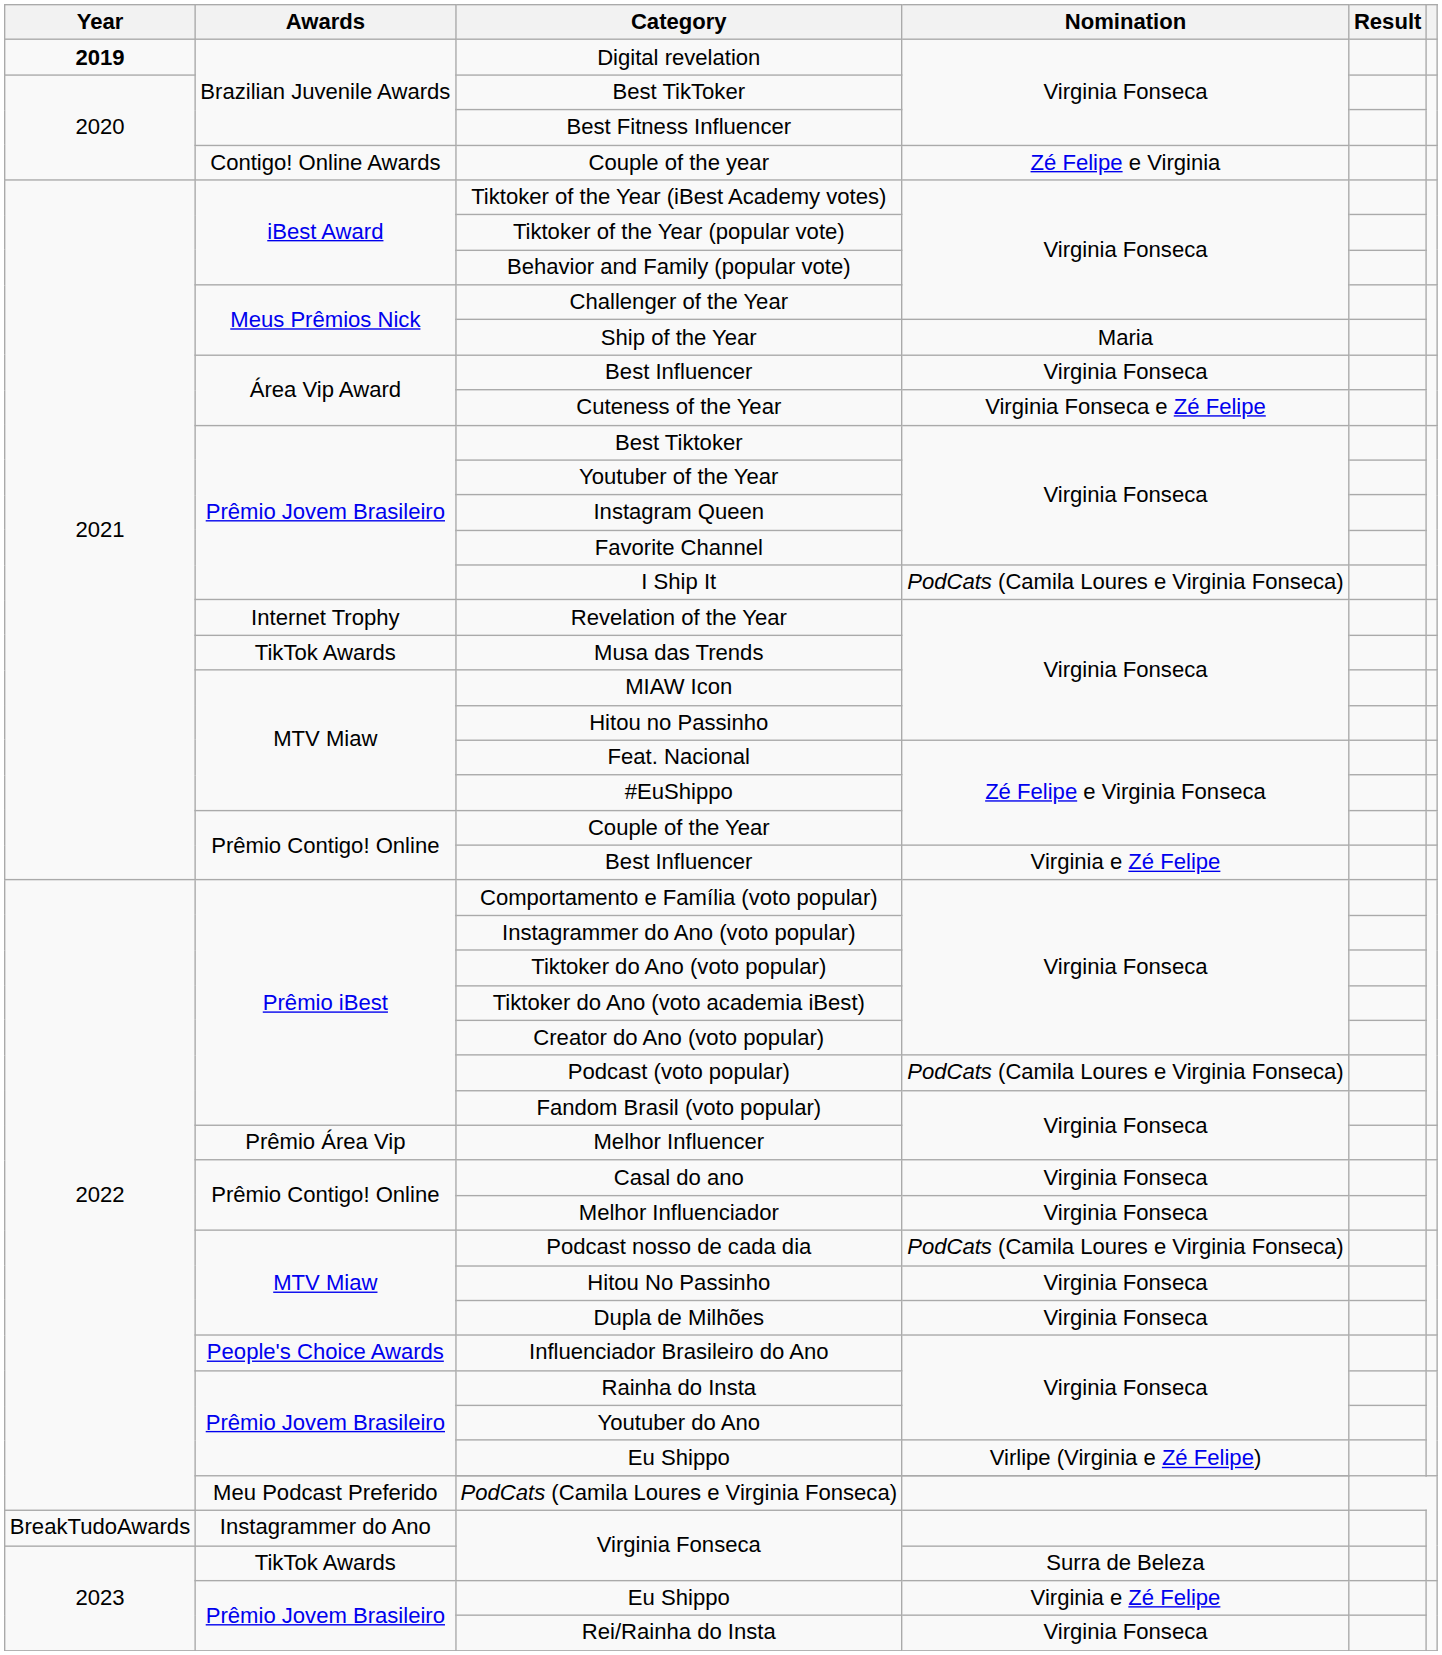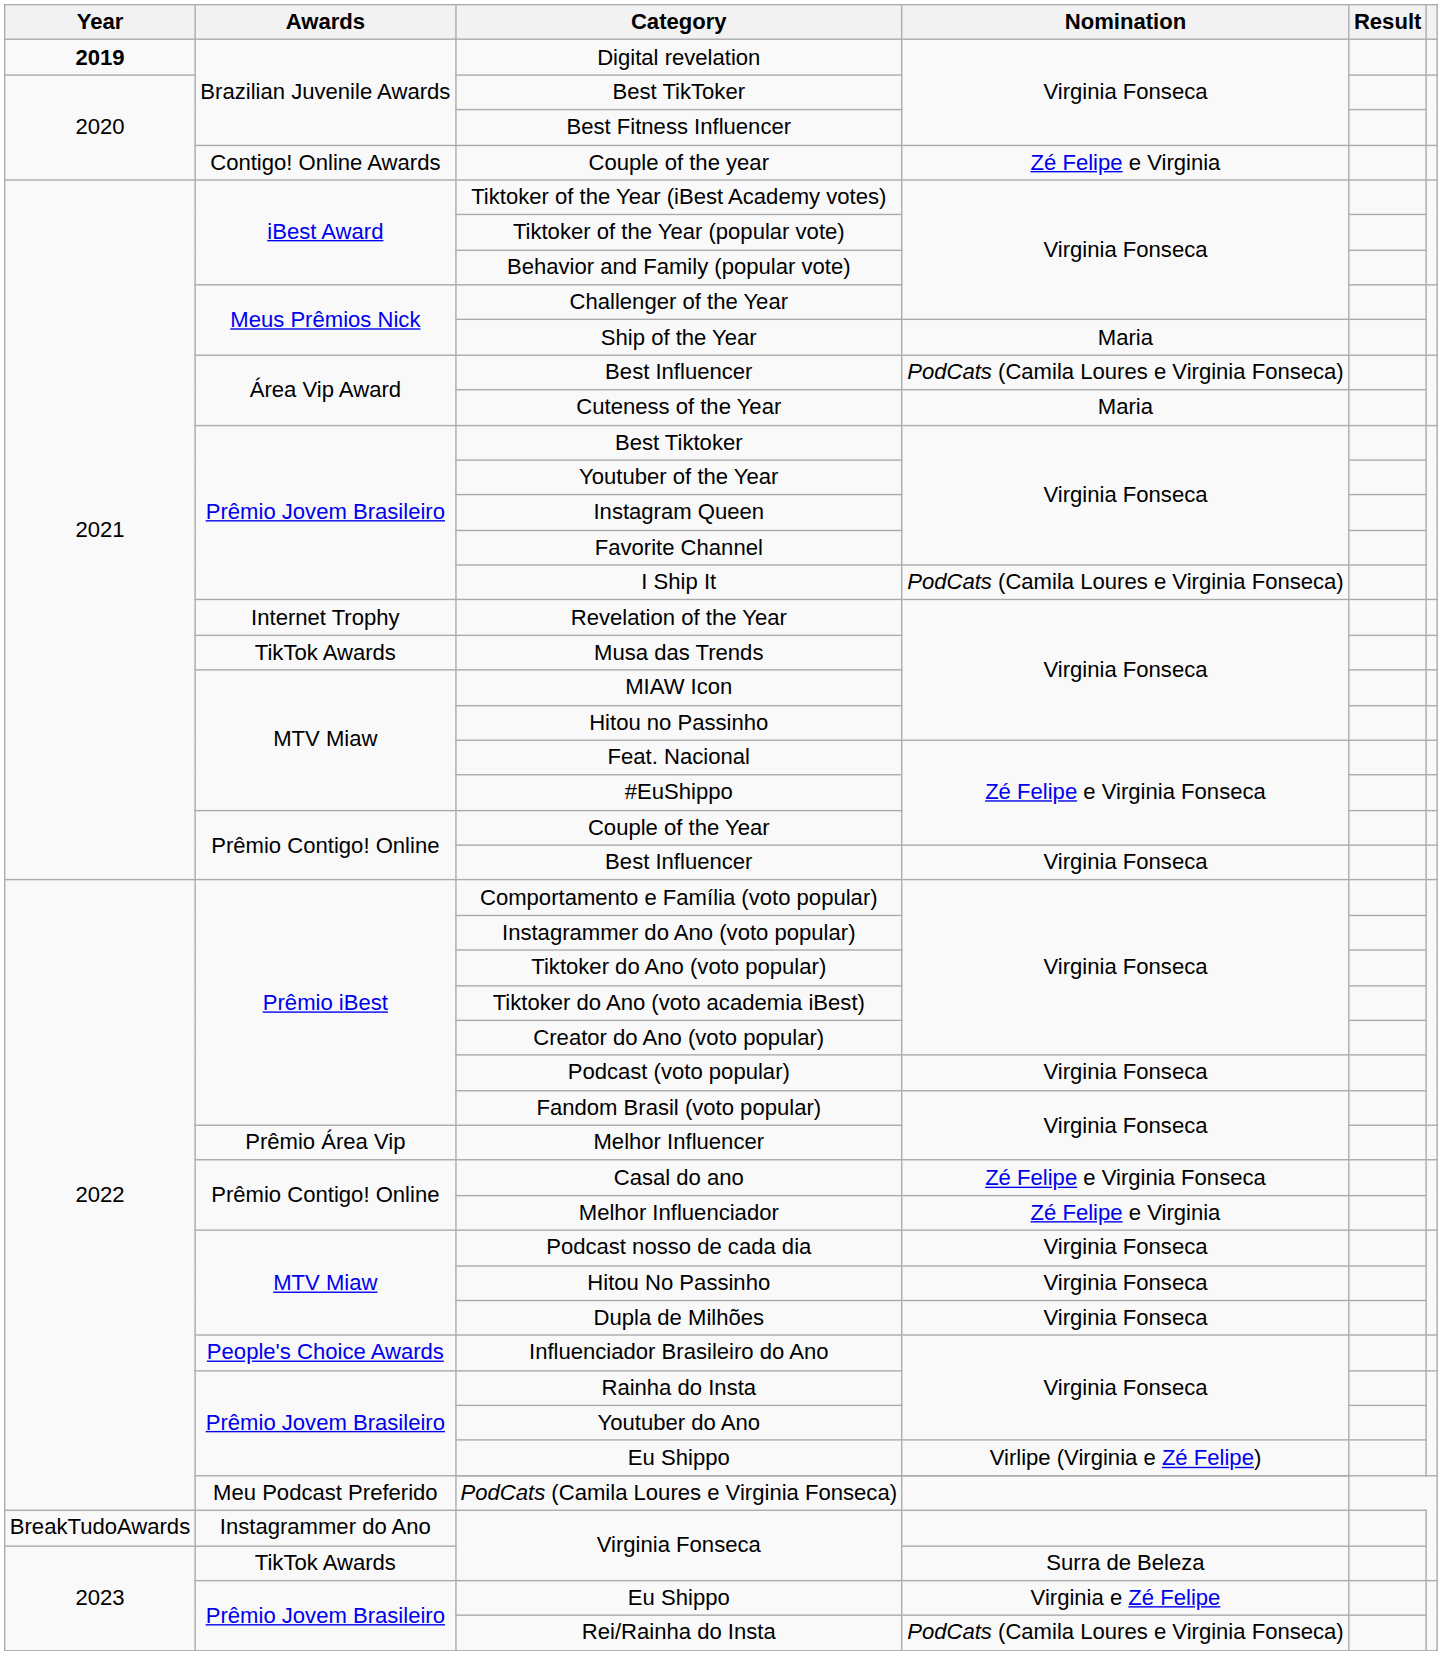(1125, 372) Virginia Fonseca -> (1125, 372) PodCats (Camila Loures e Virginia Fonseca)
(1125, 407) Virginia Fonseca e Zé Felipe -> (1125, 407) Maria
(1125, 862) Virginia e Zé Felipe -> (1125, 862) Virginia Fonseca
(1125, 1072) PodCats (Camila Loures e Virginia Fonseca) -> (1125, 1072) Virginia Fonseca
(1125, 1177) Virginia Fonseca -> (1125, 1177) Zé Felipe e Virginia Fonseca
(1125, 1212) Virginia Fonseca -> (1125, 1212) Zé Felipe e Virginia
(1125, 1247) PodCats (Camila Loures e Virginia Fonseca) -> (1125, 1247) Virginia Fonseca
(1125, 1632) Virginia Fonseca -> (1125, 1632) PodCats (Camila Loures e Virginia Fonseca)
